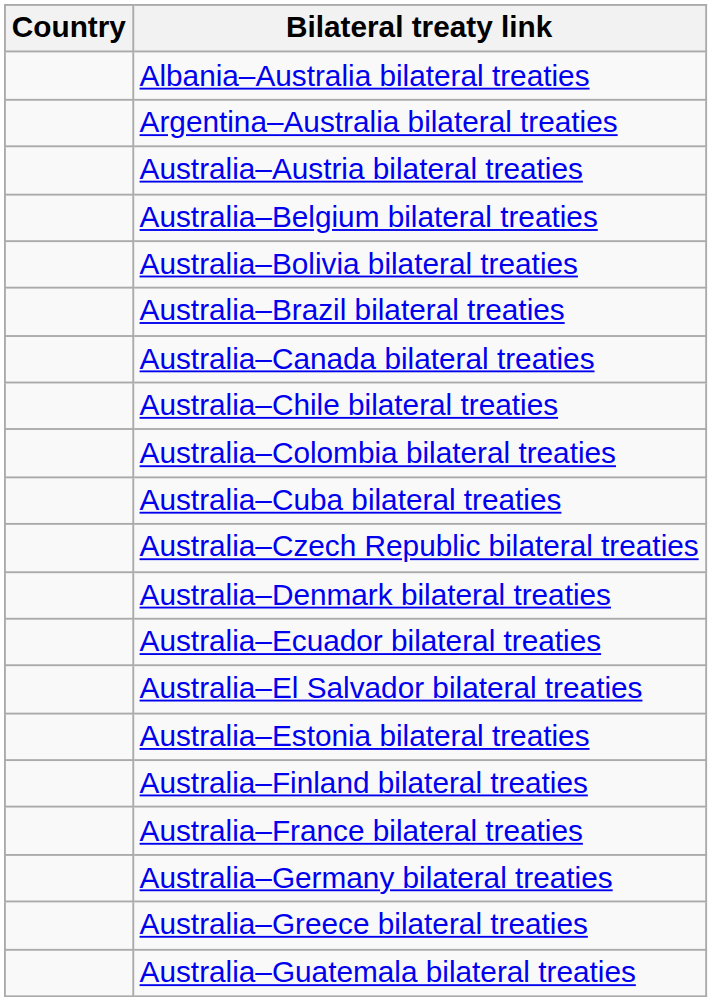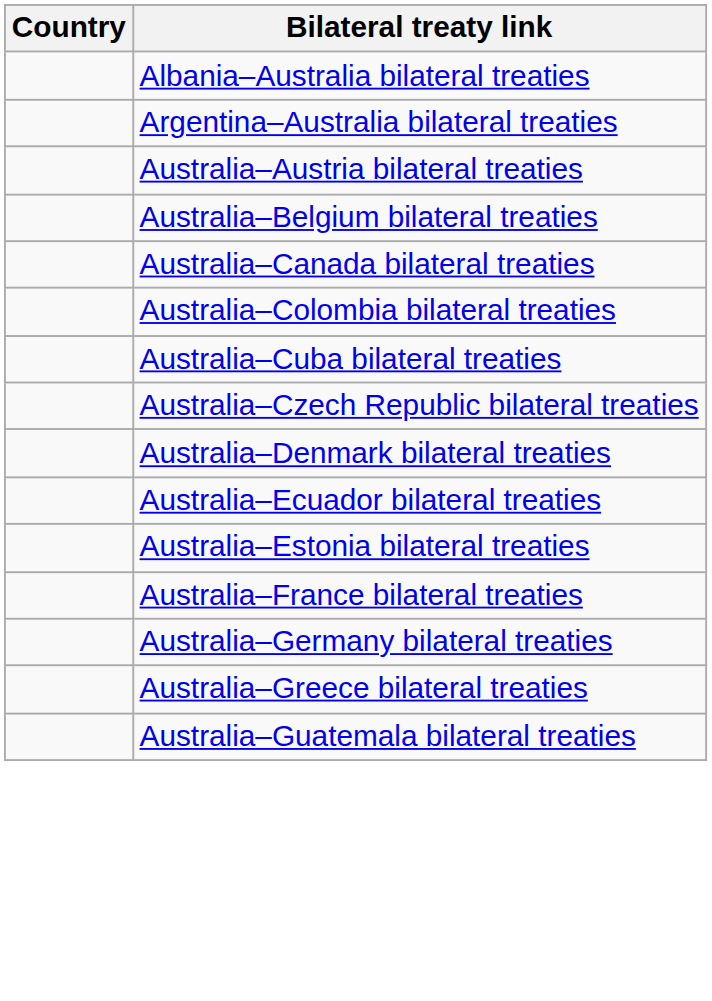- row: (359, 264)
- row: (352, 311)
- row: (349, 405)
- row: (391, 688)
- row: (364, 783)
